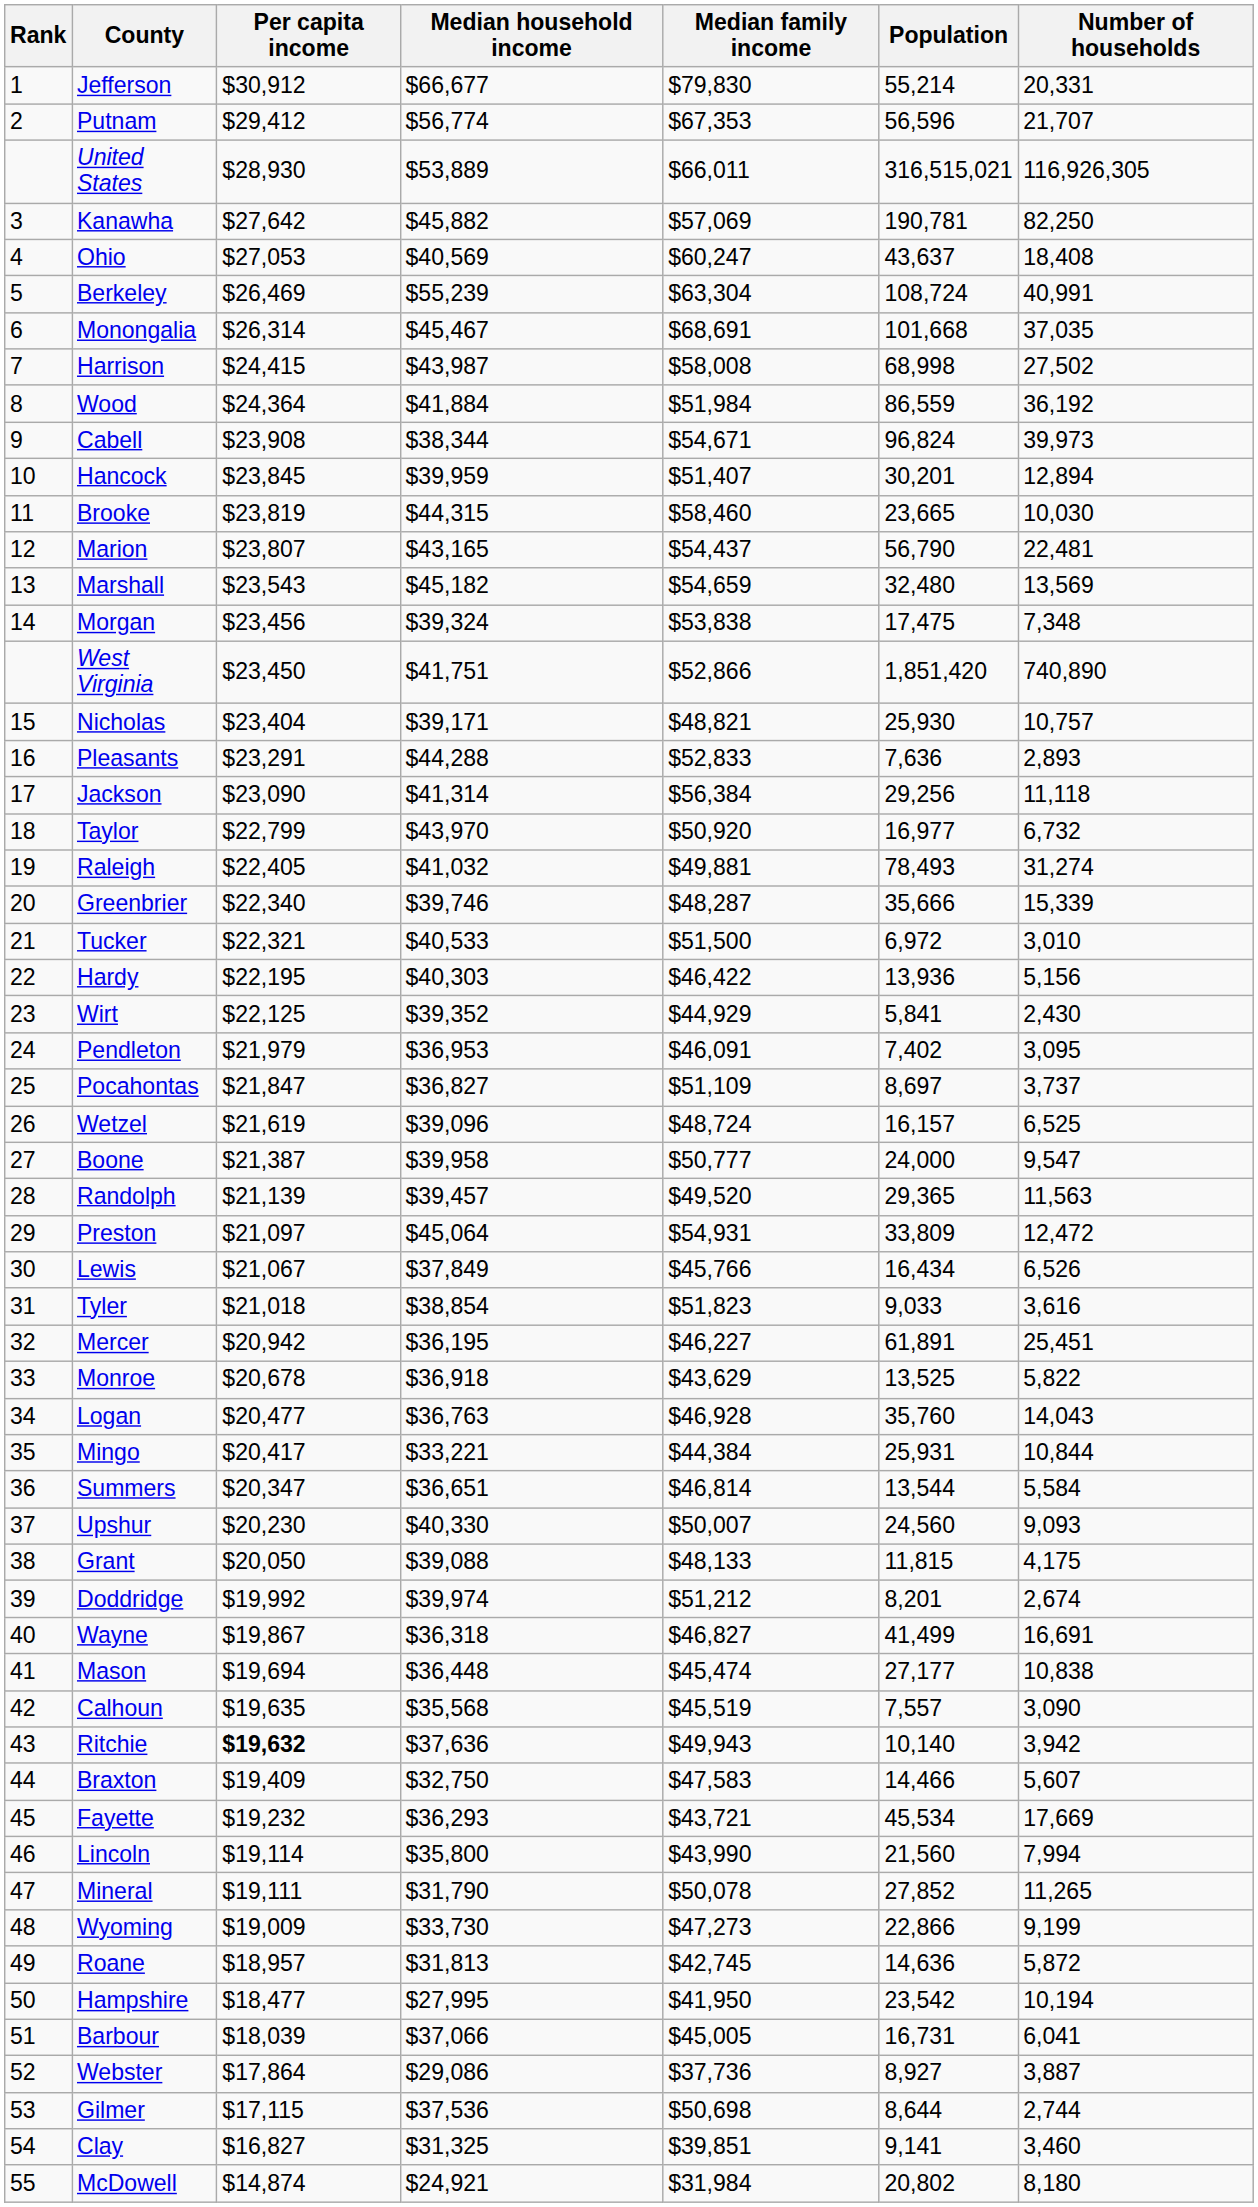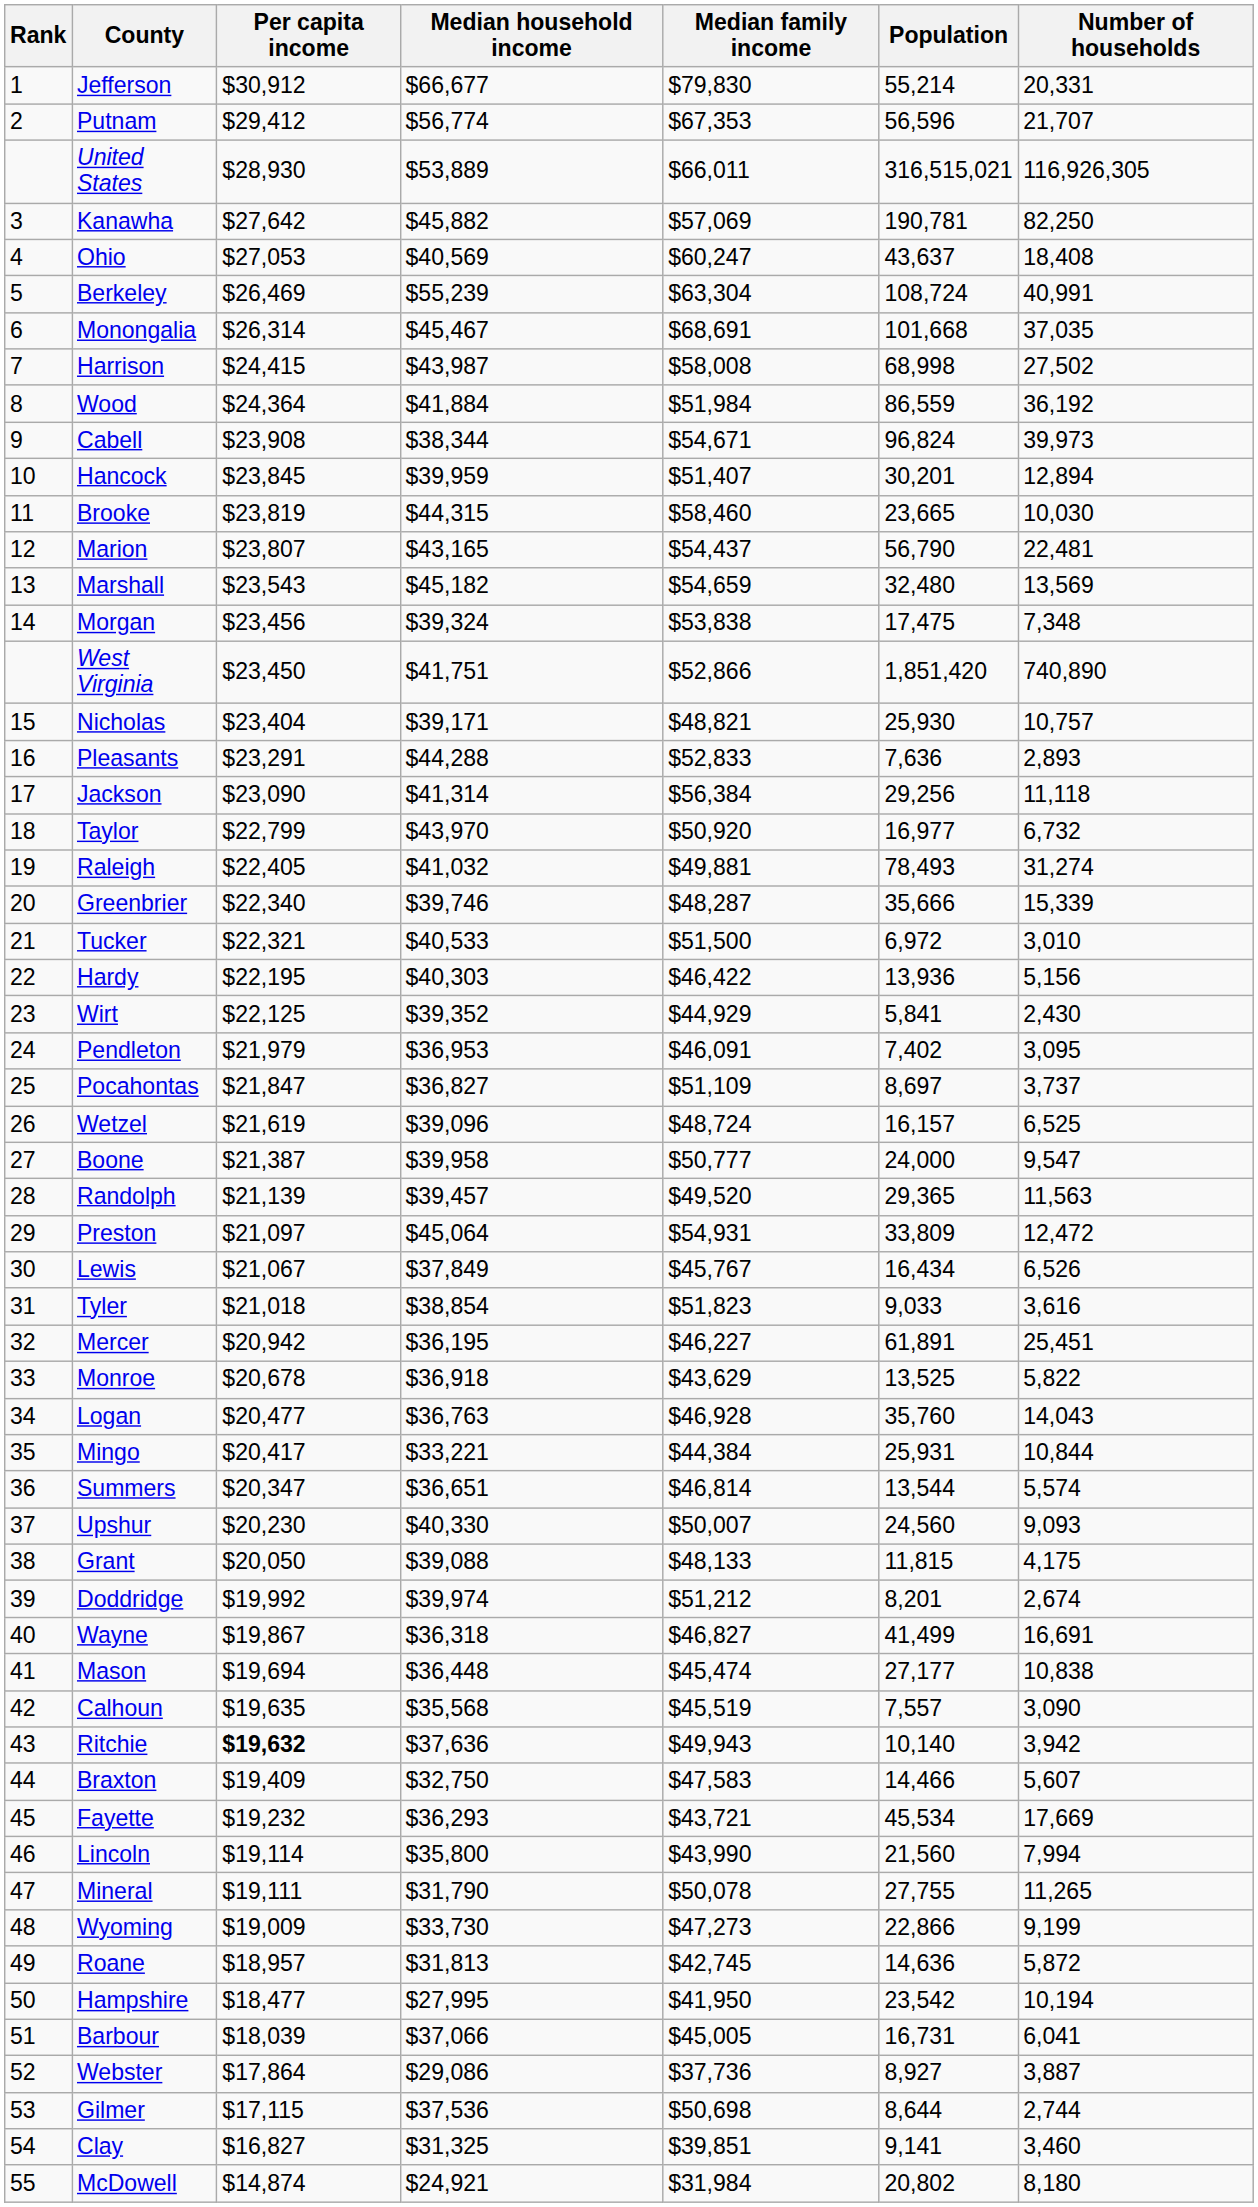(710, 1269) $45,766 -> (710, 1269) $45,767
(1052, 1489) 5,584 -> (1052, 1489) 5,574
(920, 1890) 27,852 -> (920, 1890) 27,755
